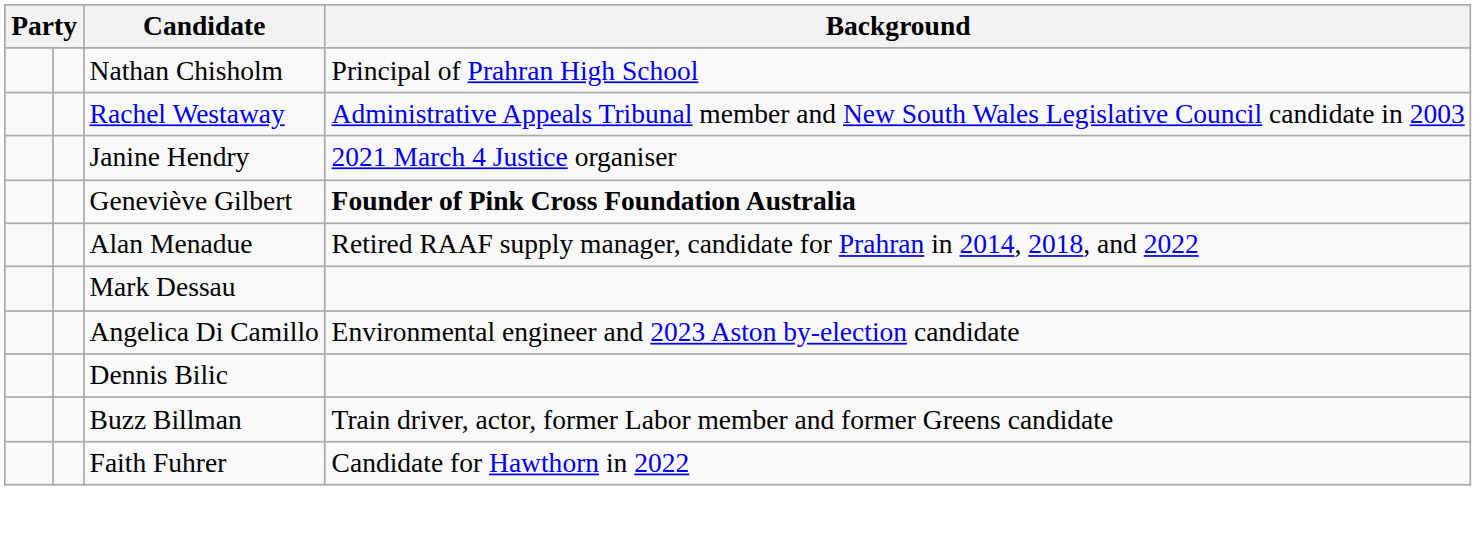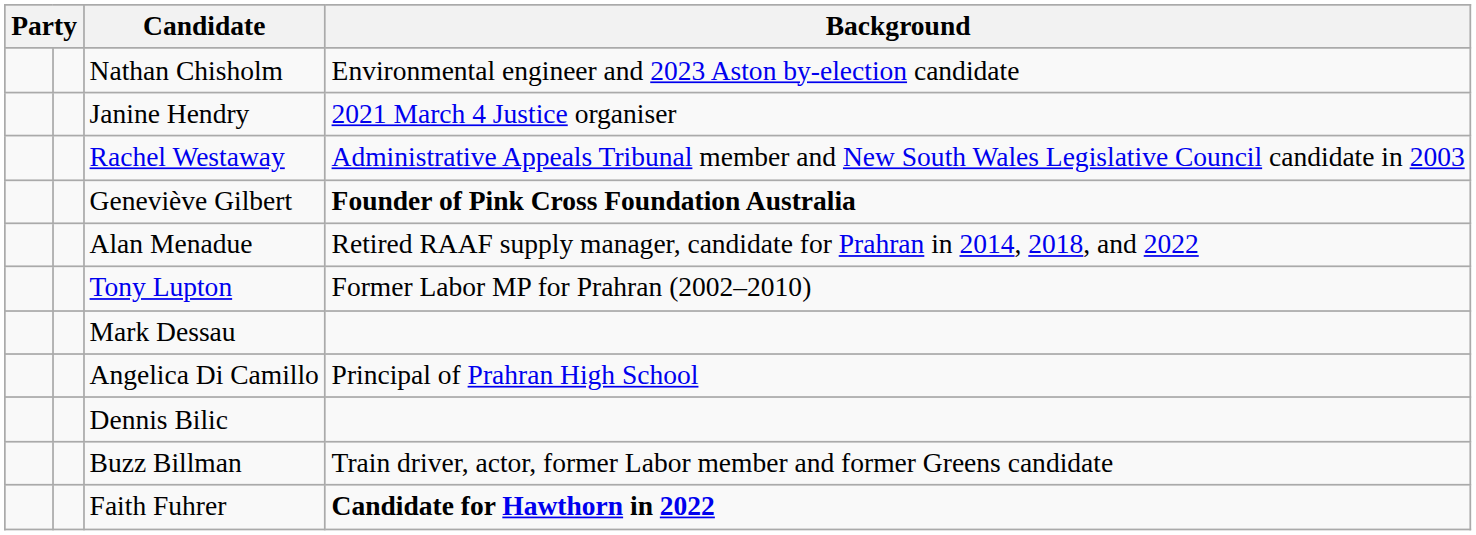(515, 69) Principal of Prahran High School -> (675, 69) Environmental engineer and 2023 Aston by-election candidate
rows swapped: (187, 113) <-> (169, 157)
+ row: (161, 288)
(675, 331) Environmental engineer and 2023 Aston by-election candidate -> (515, 375) Principal of Prahran High School
(510, 462) normal -> (523, 506) bold
